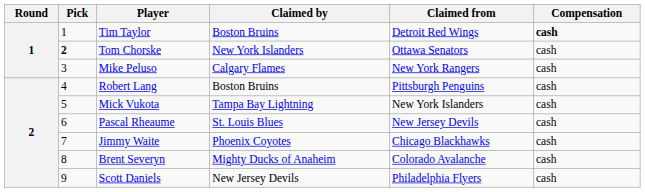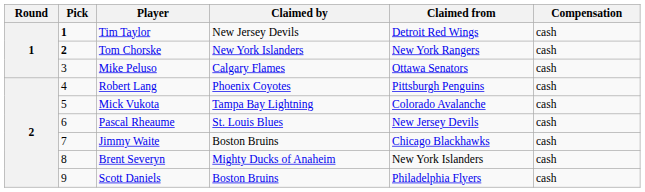(64, 31) normal -> (64, 31) bold
(245, 31) Boston Bruins -> (256, 31) New Jersey Devils
(547, 31) bold -> (546, 31) normal
(430, 50) Ottawa Senators -> (436, 50) New York Rangers
(436, 68) New York Rangers -> (430, 68) Ottawa Senators
(245, 86) Boston Bruins -> (252, 86) Phoenix Coyotes
(438, 104) New York Islanders -> (439, 104) Colorado Avalanche
(252, 141) Phoenix Coyotes -> (245, 141) Boston Bruins
(439, 159) Colorado Avalanche -> (438, 159) New York Islanders
(256, 178) New Jersey Devils -> (245, 178) Boston Bruins
